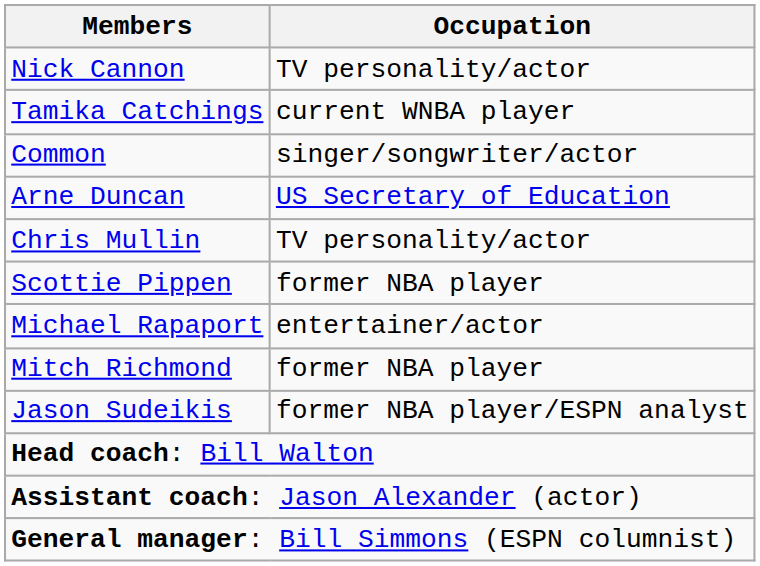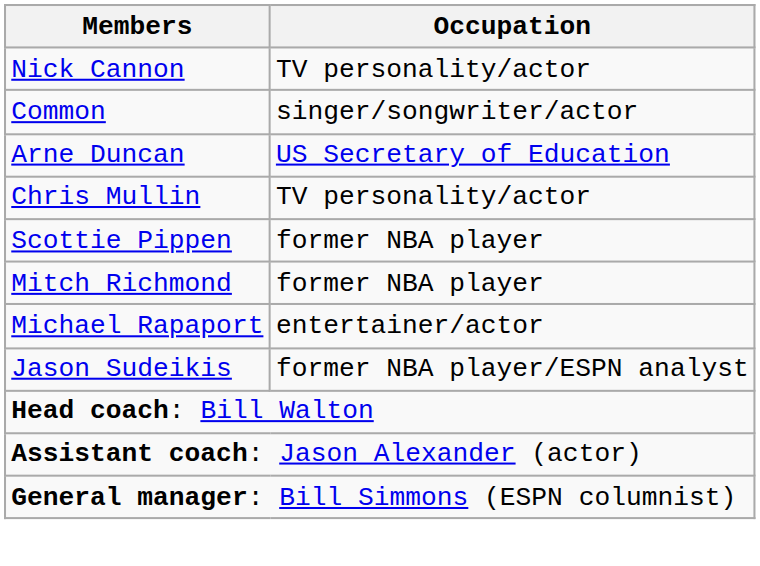- row: (137, 112)
rows swapped: (137, 326) <-> (122, 369)
